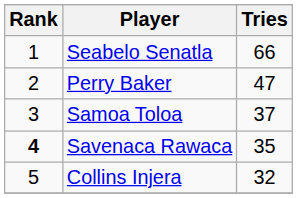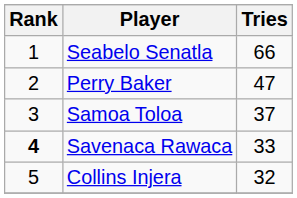(265, 146) 35 -> (265, 146) 33
